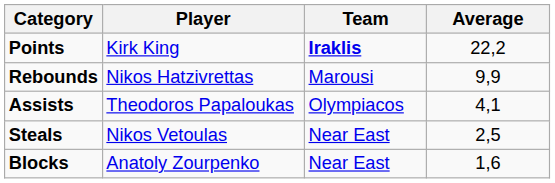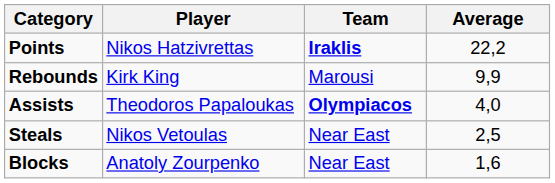(143, 47) Kirk King -> (180, 47) Nikos Hatzivrettas
(180, 76) Nikos Hatzivrettas -> (143, 76) Kirk King
(356, 105) normal -> (360, 105) bold
(488, 105) 4,1 -> (488, 105) 4,0
